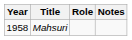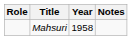columns swapped: (17, 12) <-> (83, 12)
